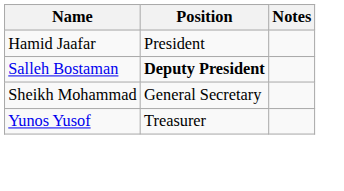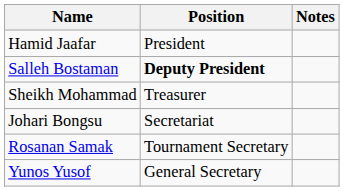(203, 95) General Secretary -> (175, 95) Treasurer
+ row: (55, 120)
+ row: (61, 146)
(175, 120) Treasurer -> (203, 172) General Secretary
